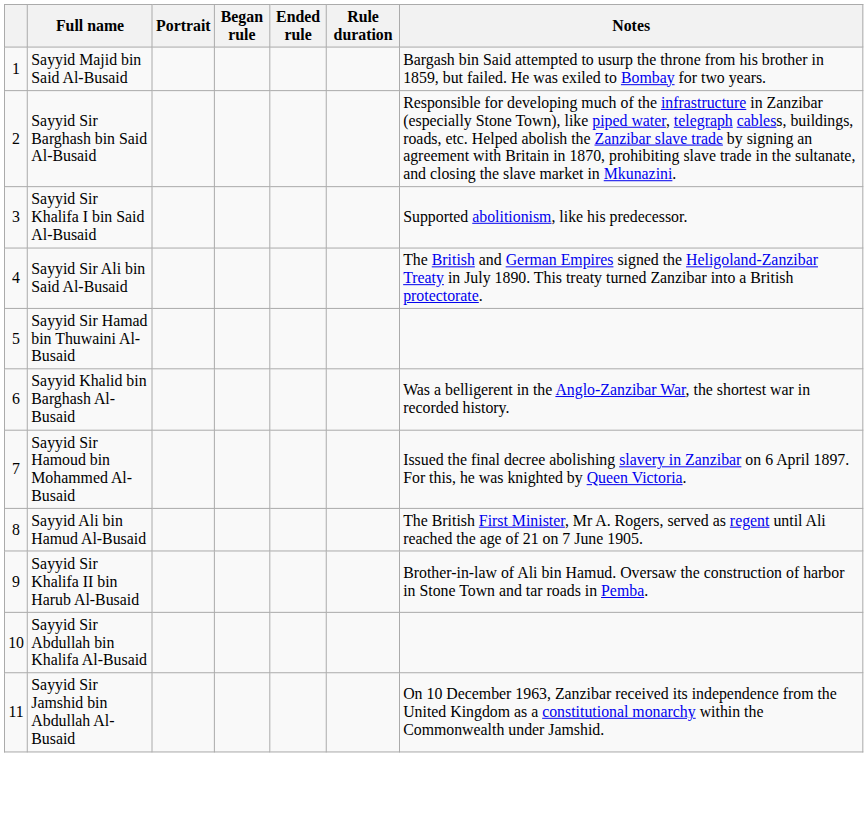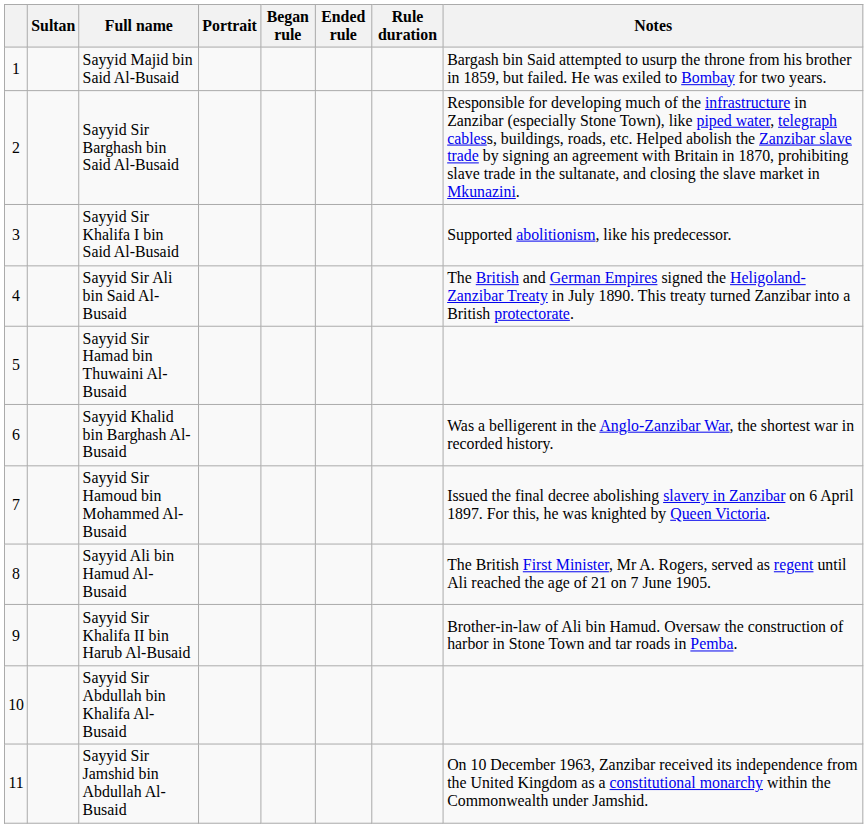+ column: (53, 25)
